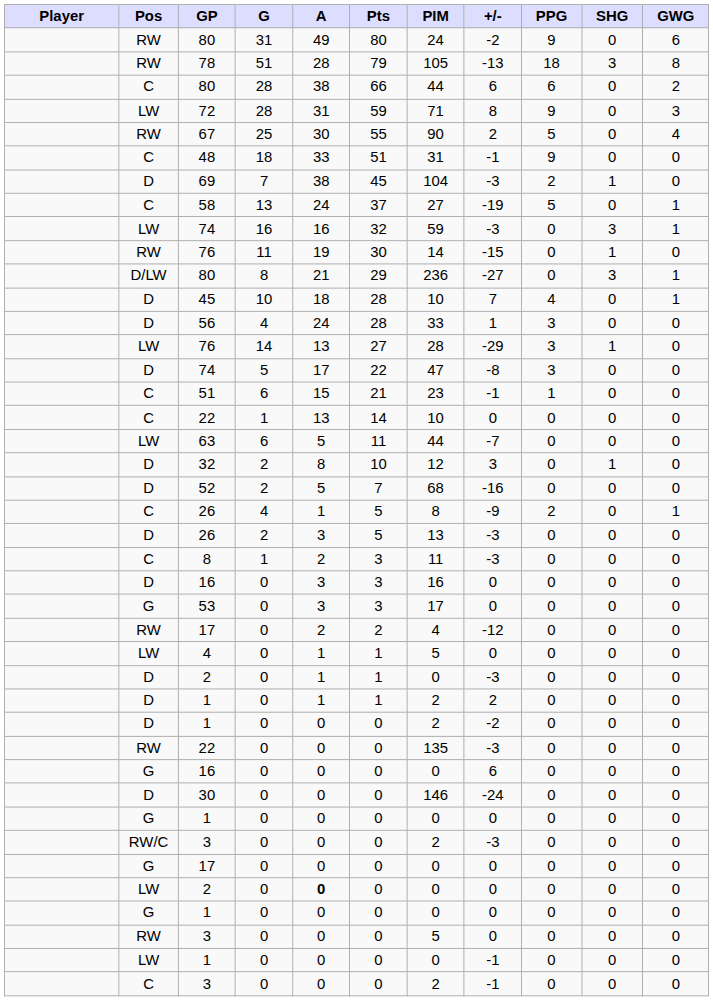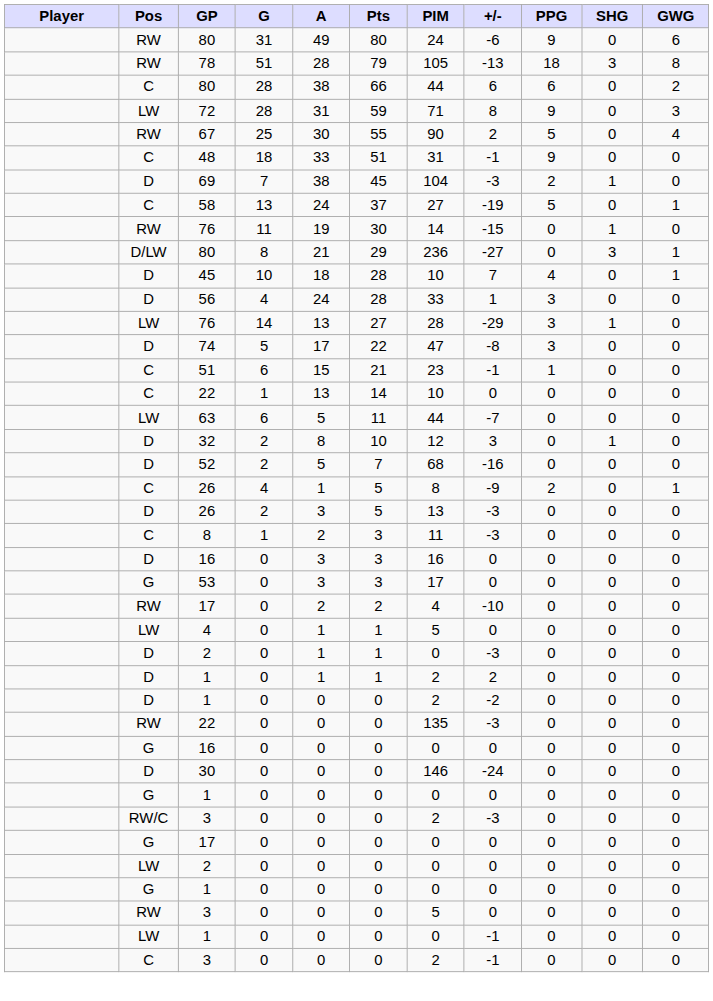(493, 39) -2 -> (493, 39) -6
- row: (149, 228)
(493, 629) -12 -> (493, 606) -10
(493, 771) 6 -> (493, 747) 0
(321, 889) bold -> (321, 865) normal
